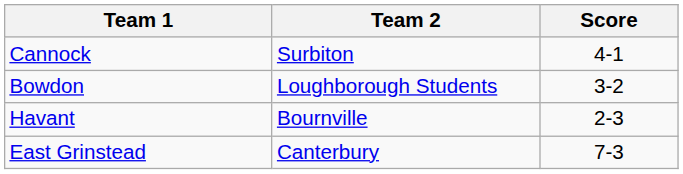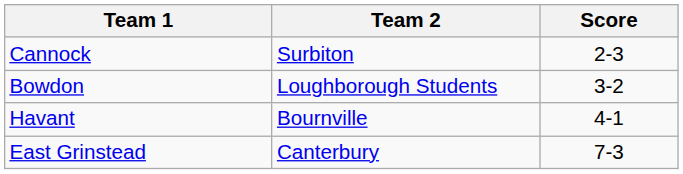(609, 53) 4-1 -> (609, 53) 2-3
(609, 119) 2-3 -> (609, 119) 4-1
